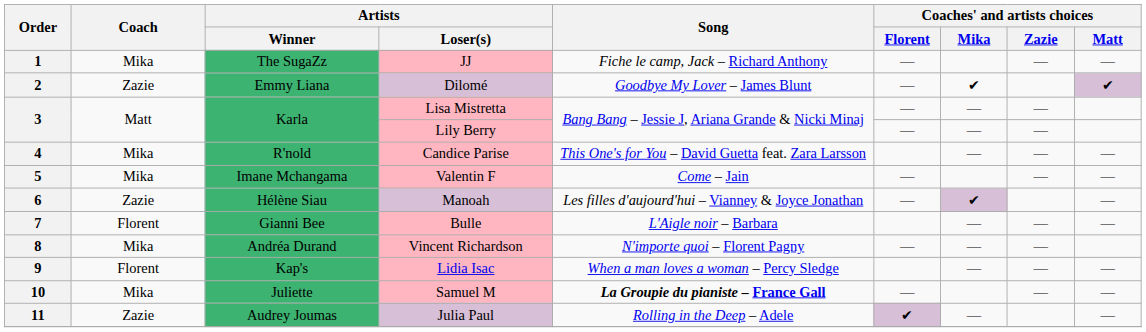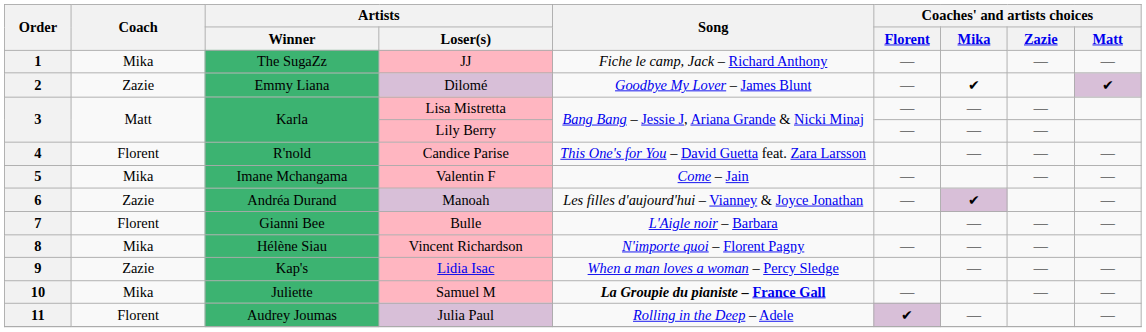(138, 153) Mika -> (138, 153) Florent
(292, 199) Hélène Siau -> (292, 199) Andréa Durand
(292, 246) Andréa Durand -> (292, 246) Hélène Siau
(138, 268) Florent -> (138, 268) Zazie
(138, 315) Zazie -> (138, 315) Florent
